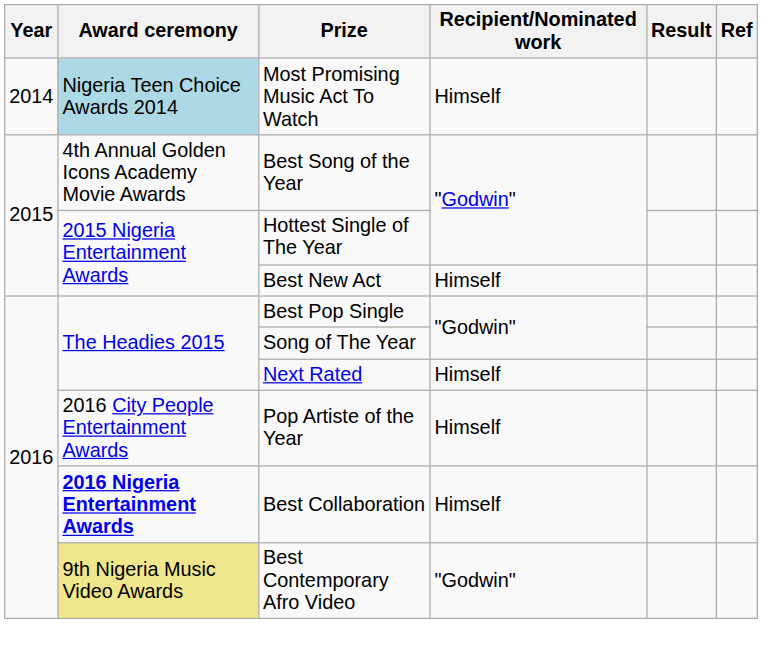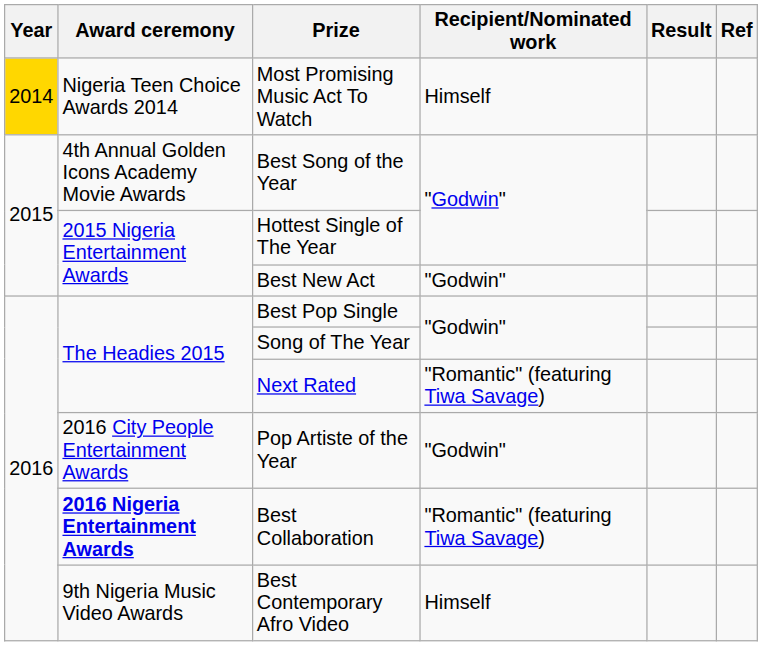(31, 96) no background -> (31, 96) gold background
(152, 96) lightblue background -> (152, 96) no background
(467, 280) Himself -> (465, 280) "Godwin"
(467, 374) Himself -> (518, 385) "Romantic" (featuring Tiwa Savage)
(467, 428) Himself -> (465, 450) "Godwin"
(467, 504) Himself -> (518, 526) "Romantic" (featuring Tiwa Savage)
(139, 580) khaki background -> (139, 602) no background
(475, 580) "Godwin" -> (457, 602) Himself
